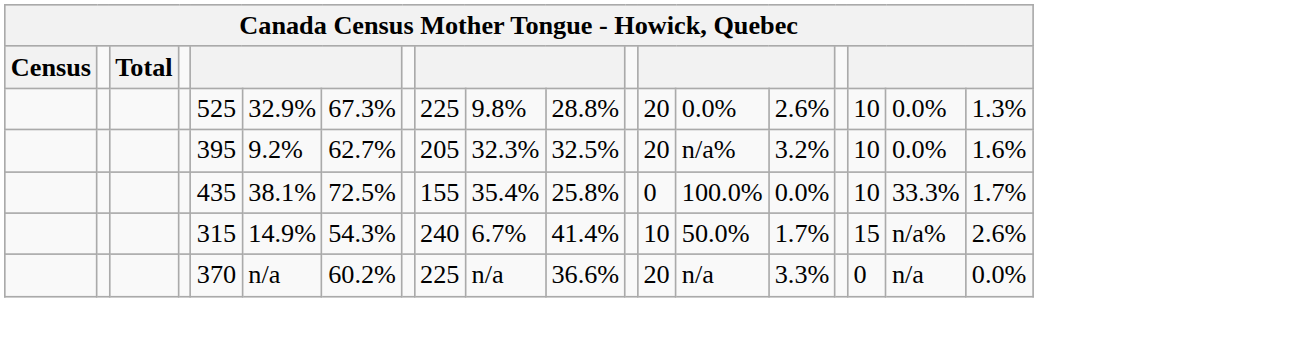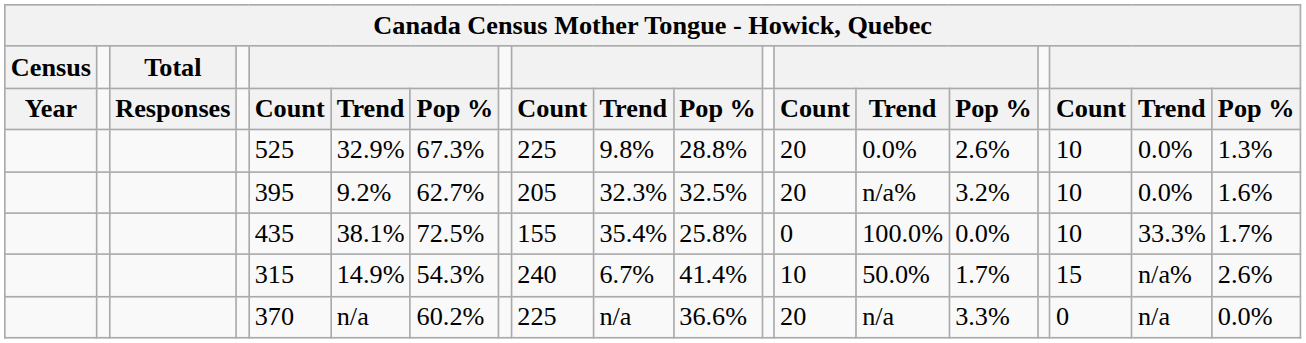+ row: (51, 108)
